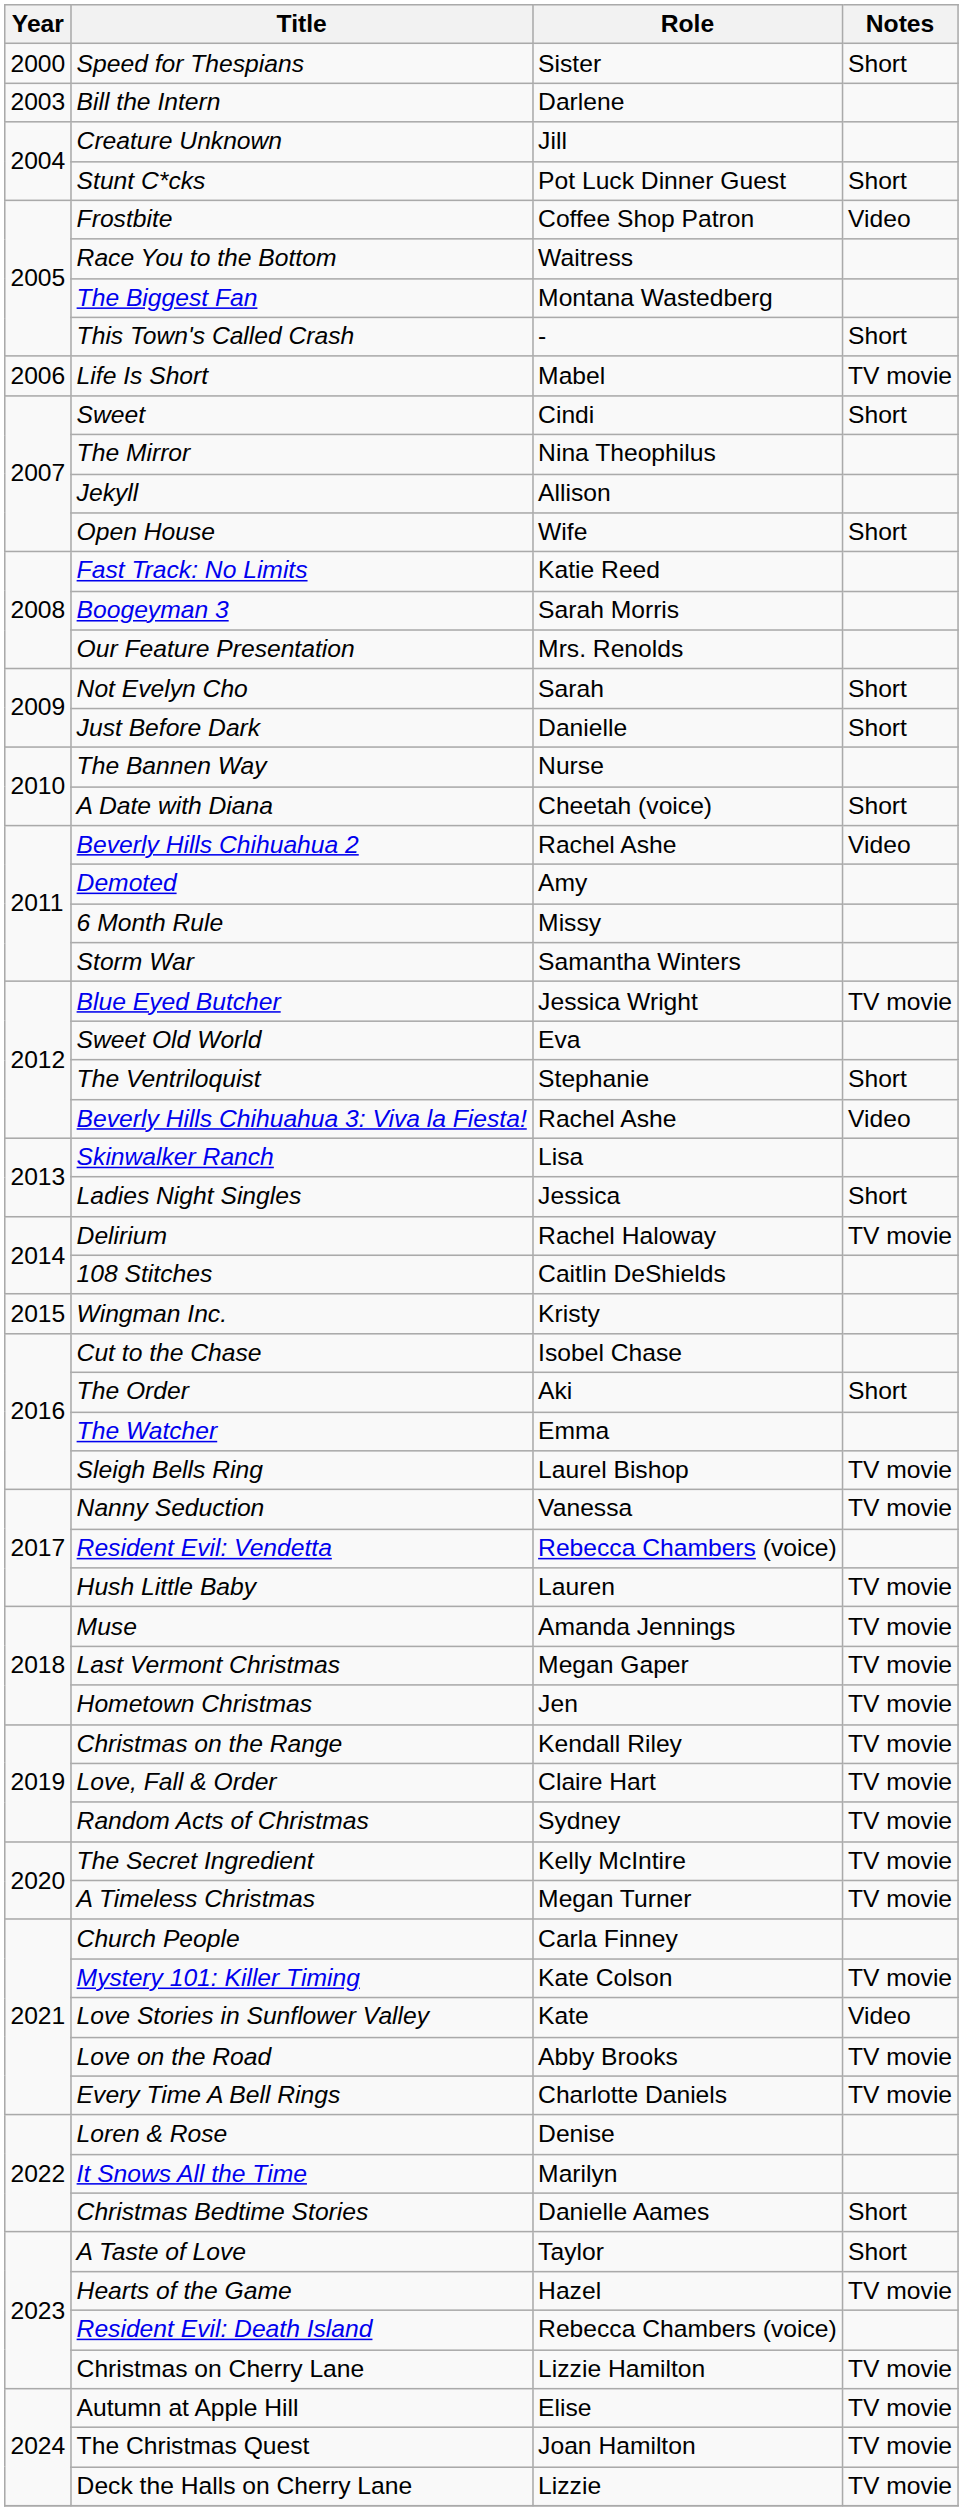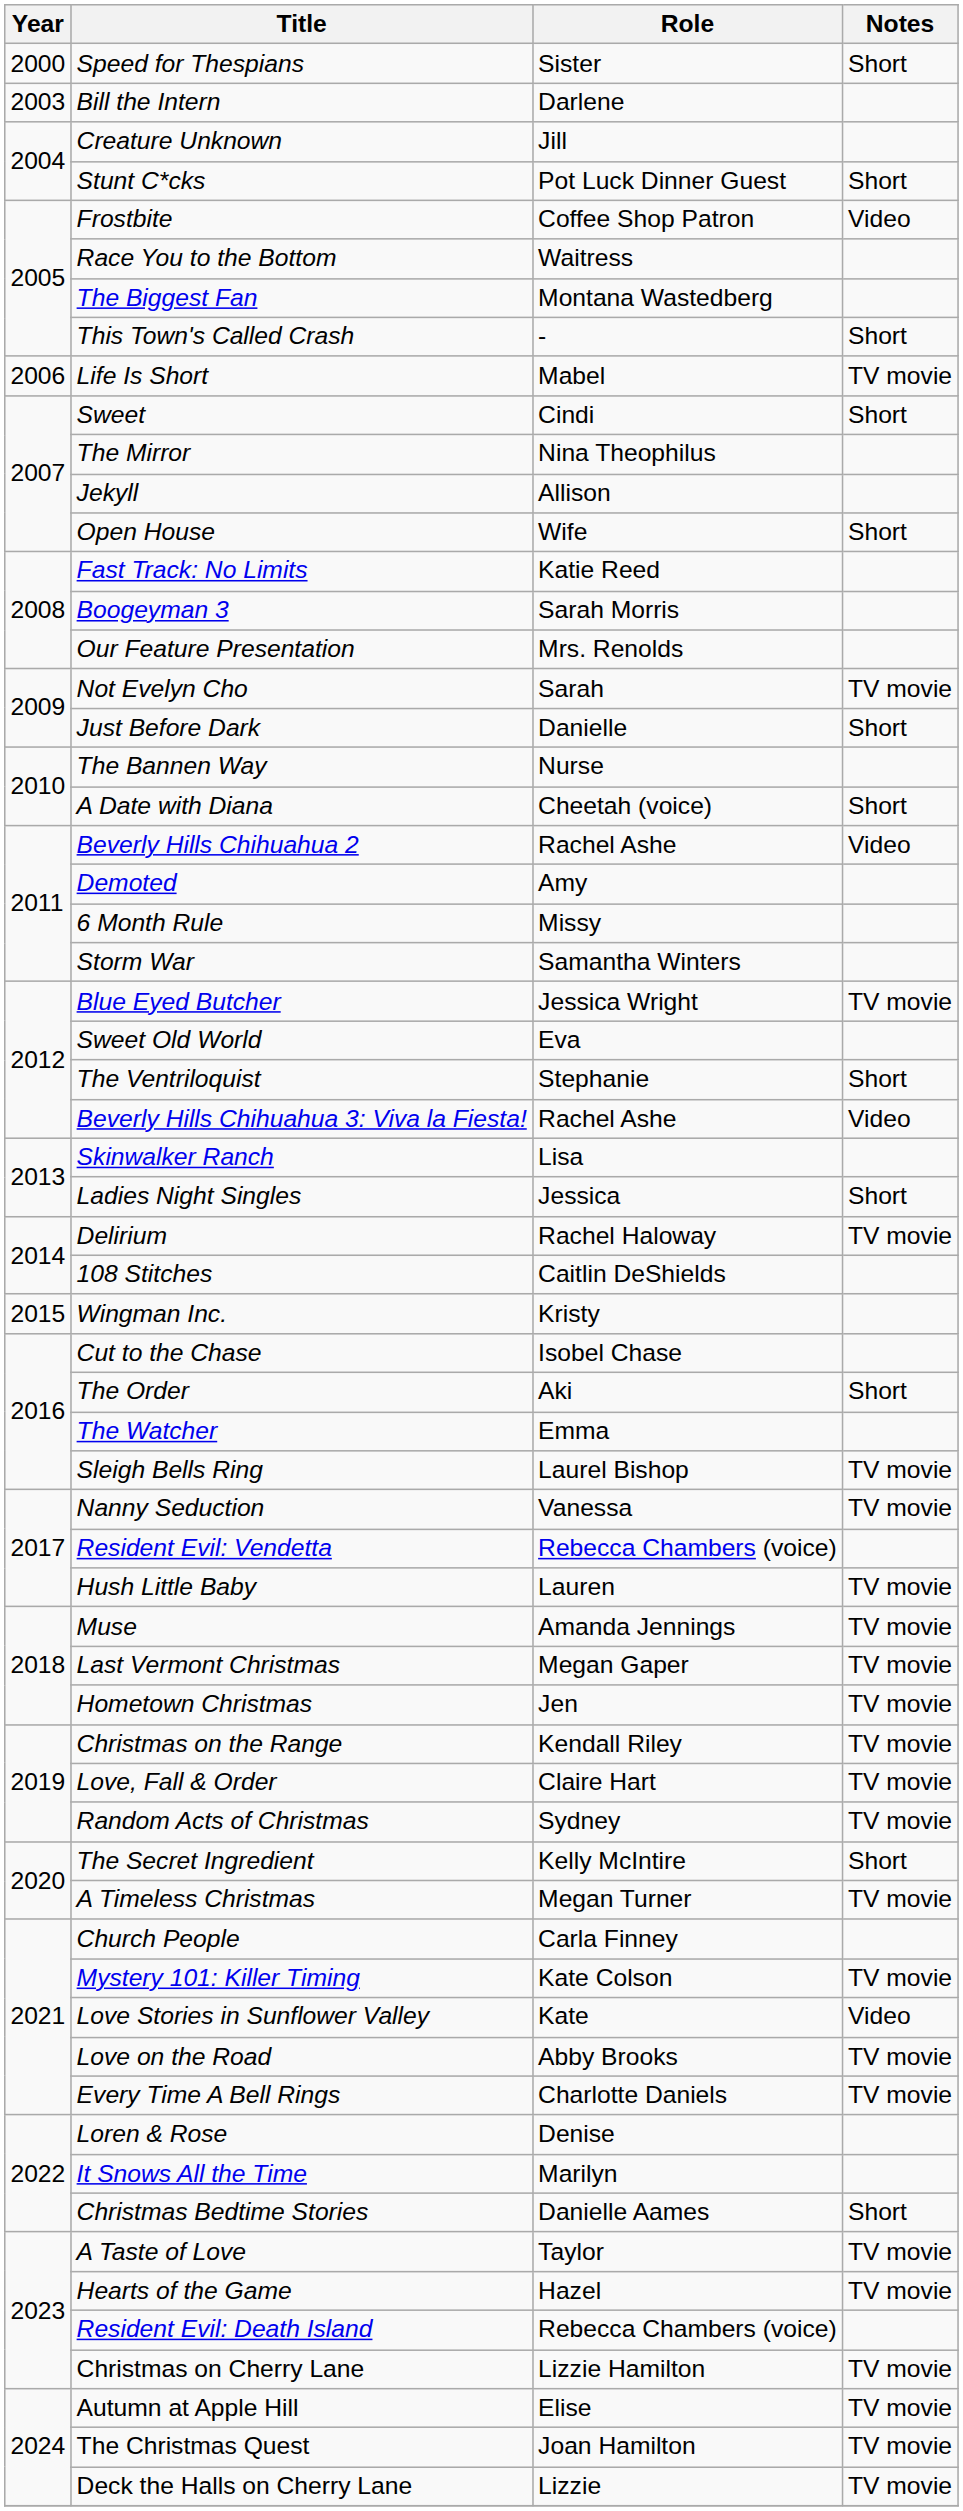(877, 688) Short -> (900, 688) TV movie
(900, 1860) TV movie -> (877, 1860) Short
(877, 2251) Short -> (900, 2251) TV movie
